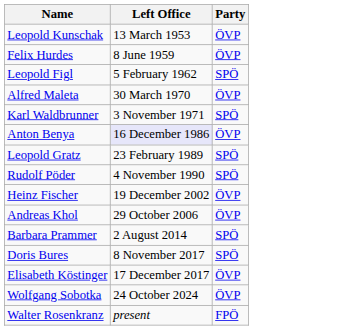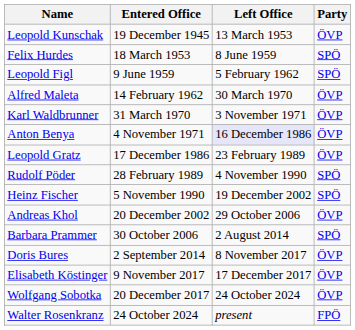+ column: (161, 14)
(228, 54) ÖVP -> (329, 54) SPÖ
(227, 114) SPÖ -> (330, 114) ÖVP
(227, 154) SPÖ -> (330, 154) ÖVP
(228, 194) ÖVP -> (329, 194) SPÖ
(227, 255) SPÖ -> (330, 255) ÖVP
